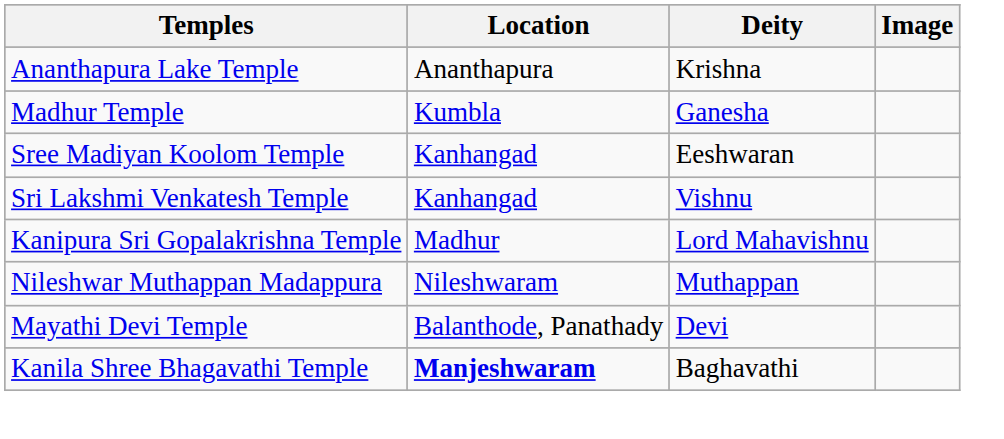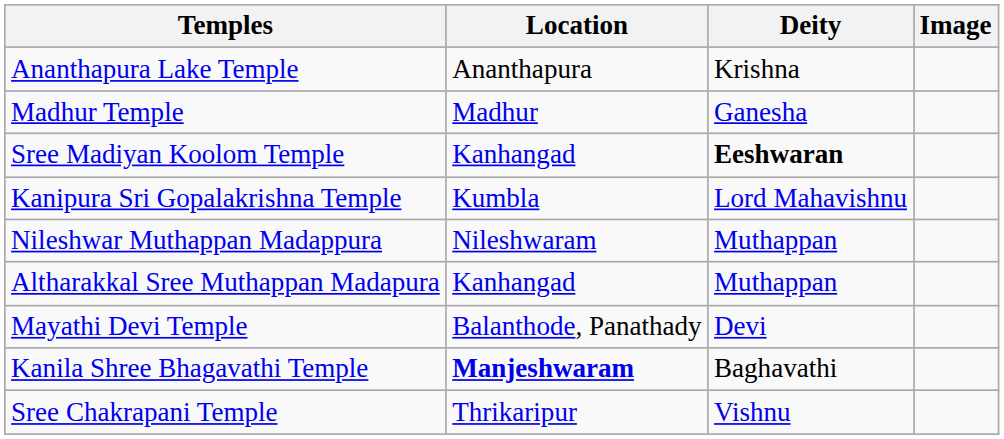(457, 111) Kumbla -> (495, 111) Madhur
(735, 154) normal -> (779, 154) bold
- row: (180, 197)
(457, 240) Madhur -> (496, 197) Kumbla
+ row: (225, 283)
+ row: (144, 411)
